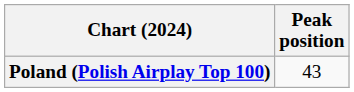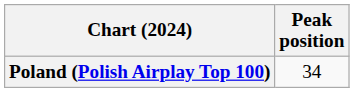(312, 71) 43 -> (312, 71) 34
